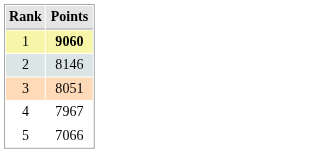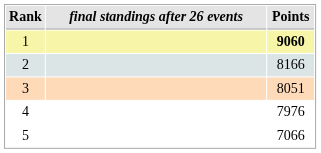+ column: (156, 17)
(69, 65) 8146 -> (291, 65) 8166
(69, 112) 7967 -> (291, 112) 7976
